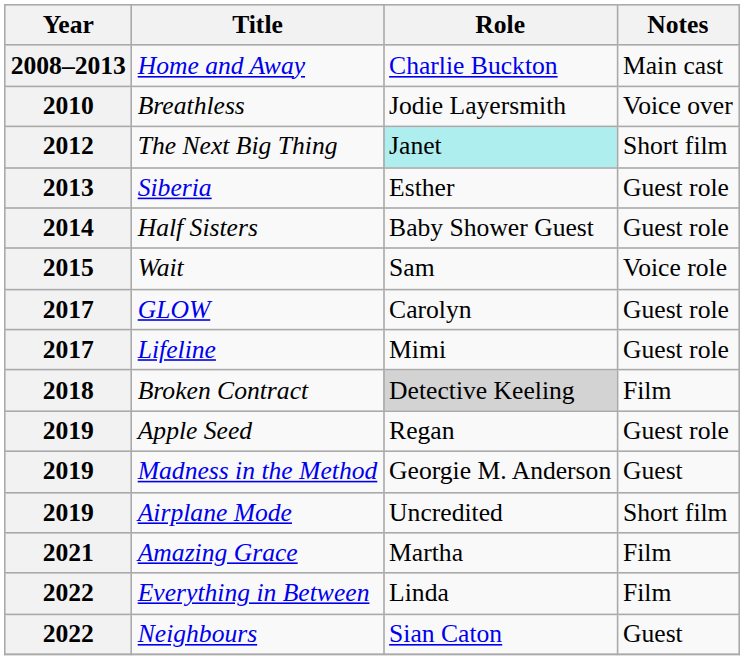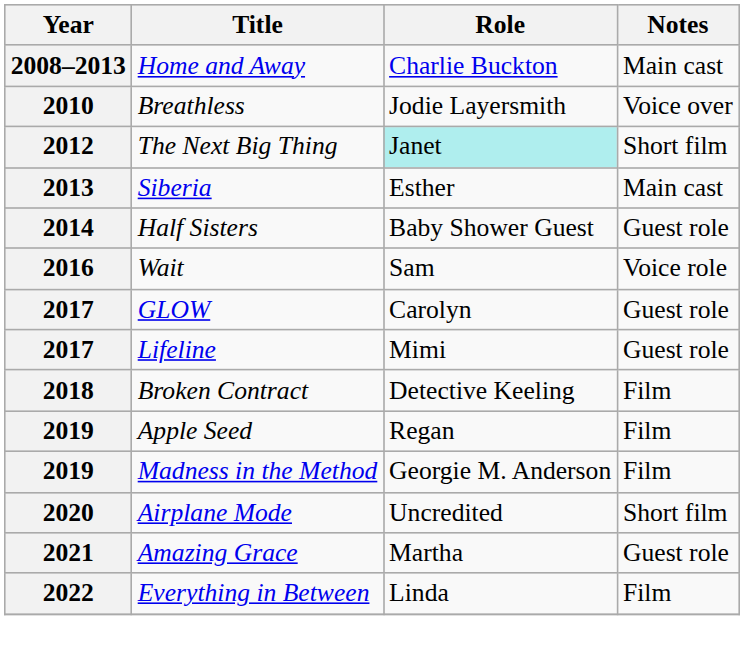(676, 187) Guest role -> (673, 187) Main cast
(68, 268) 2015 -> (68, 268) 2016
(482, 390) lightgrey background -> (482, 390) no background
(676, 430) Guest role -> (647, 430) Film
(653, 471) Guest -> (647, 471) Film
(68, 512) 2019 -> (68, 512) 2020
(647, 552) Film -> (676, 552) Guest role
- row: (197, 633)
